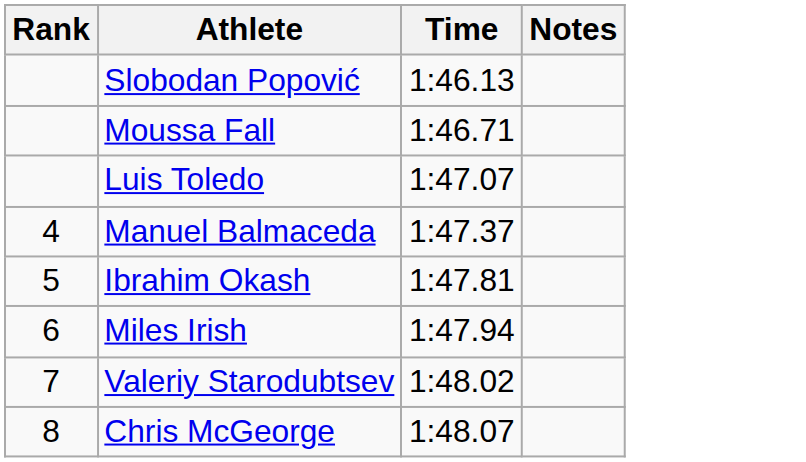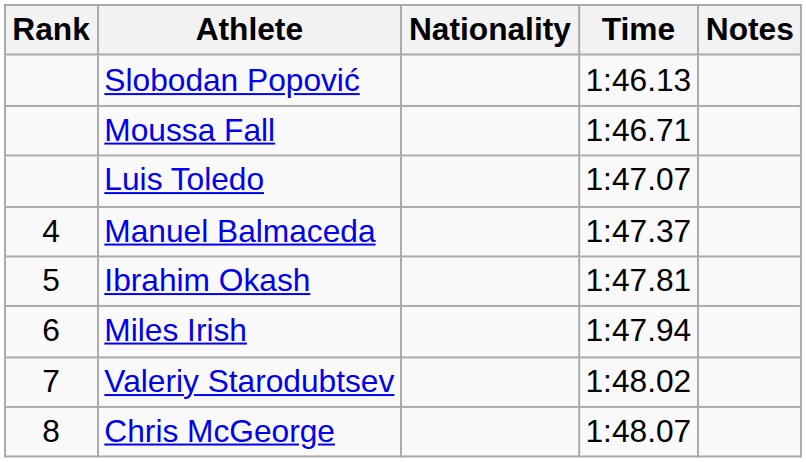+ column: (490, 29)
